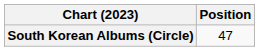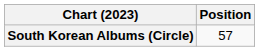(225, 35) 47 -> (225, 35) 57
